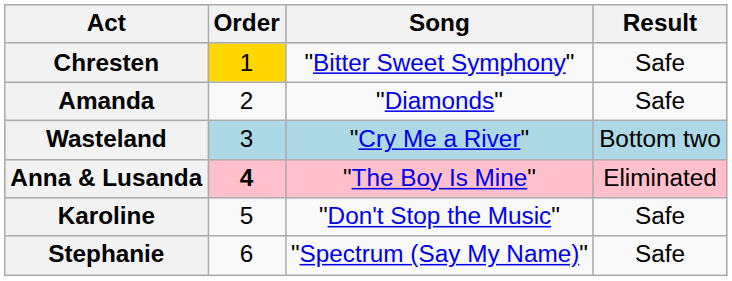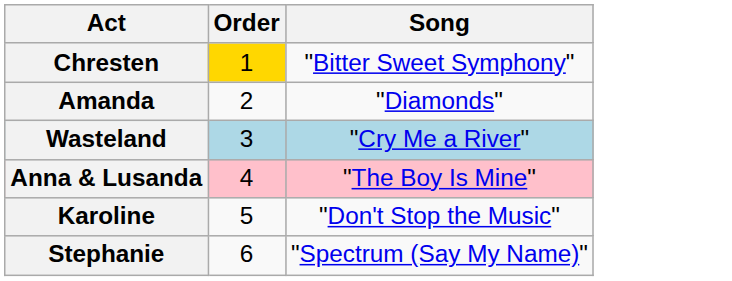- column: (660, 23)
(247, 178) bold -> (247, 178) normal
